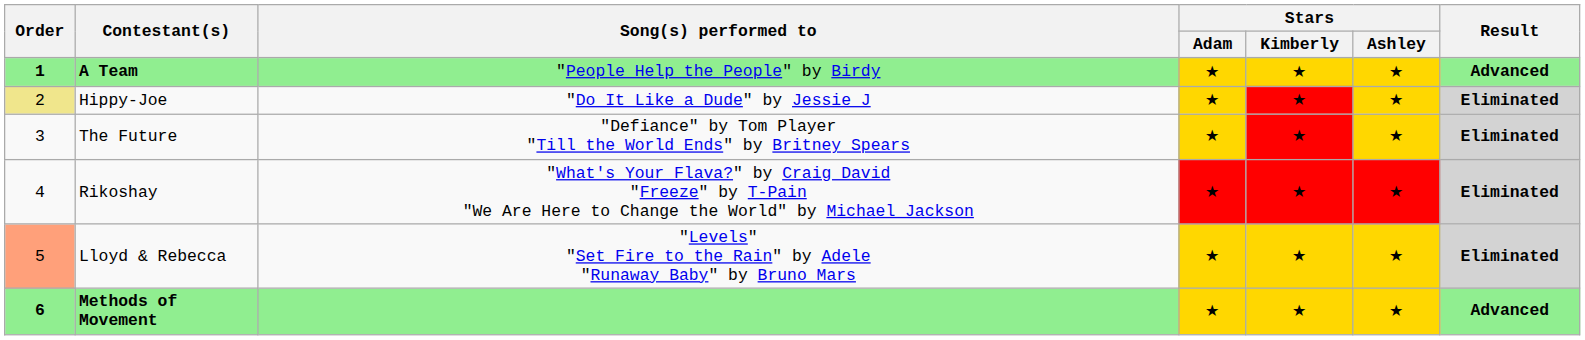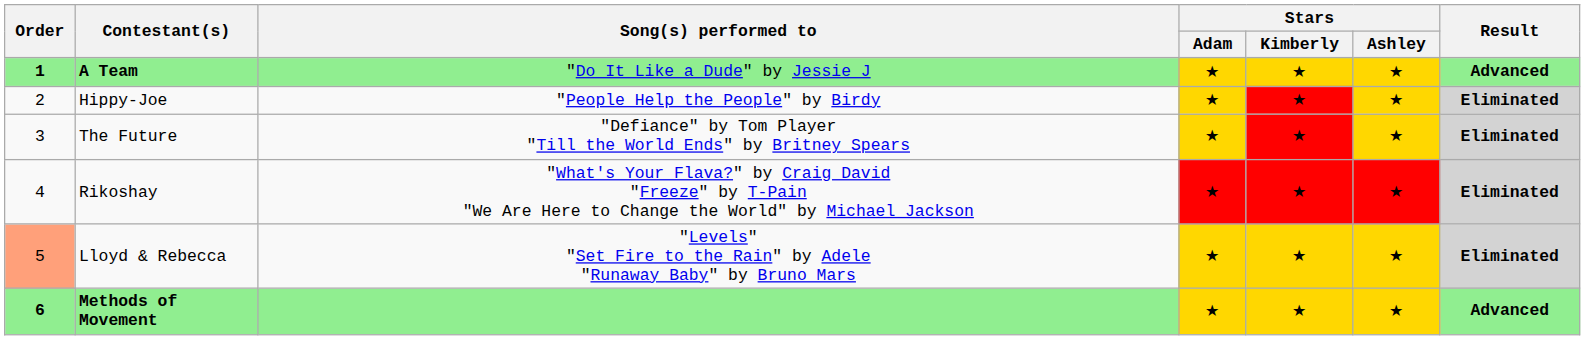(718, 72) "People Help the People" by Birdy -> (718, 72) "Do It Like a Dude" by Jessie J
(40, 100) khaki background -> (40, 100) no background
(718, 100) "Do It Like a Dude" by Jessie J -> (718, 100) "People Help the People" by Birdy
